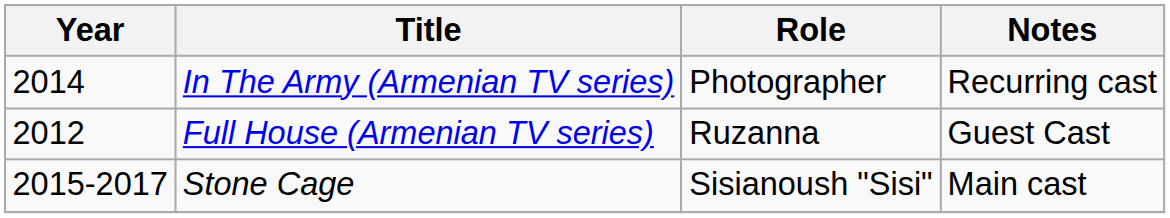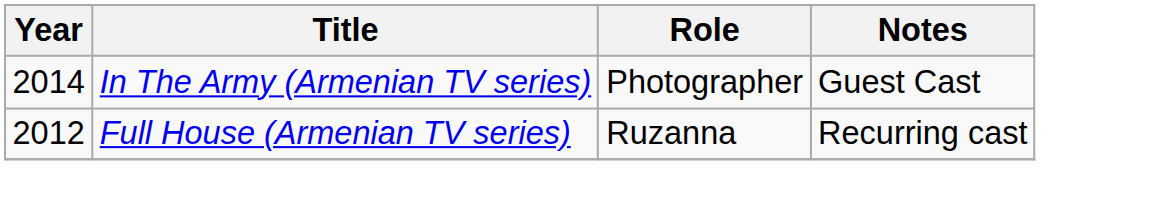(1052, 81) Recurring cast -> (899, 81) Guest Cast
(1029, 133) Guest Cast -> (923, 133) Recurring cast
- row: (269, 184)
